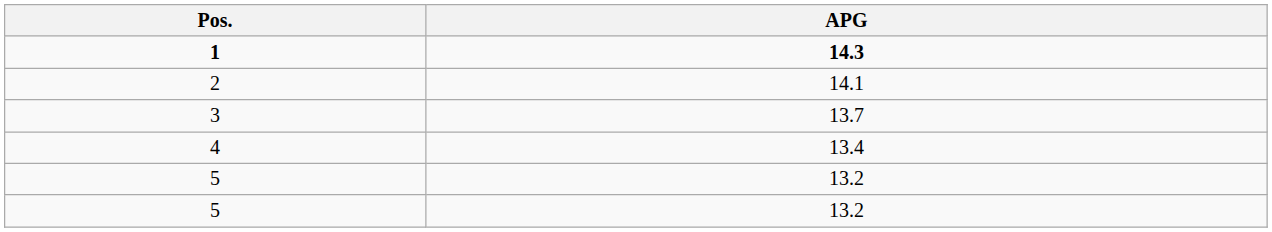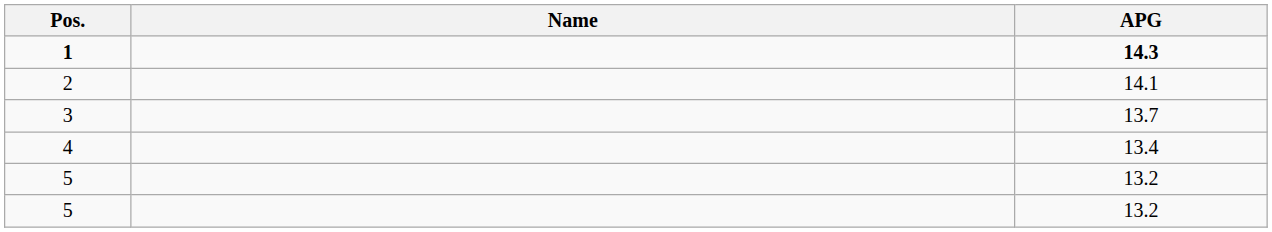+ column: (573, 20)
